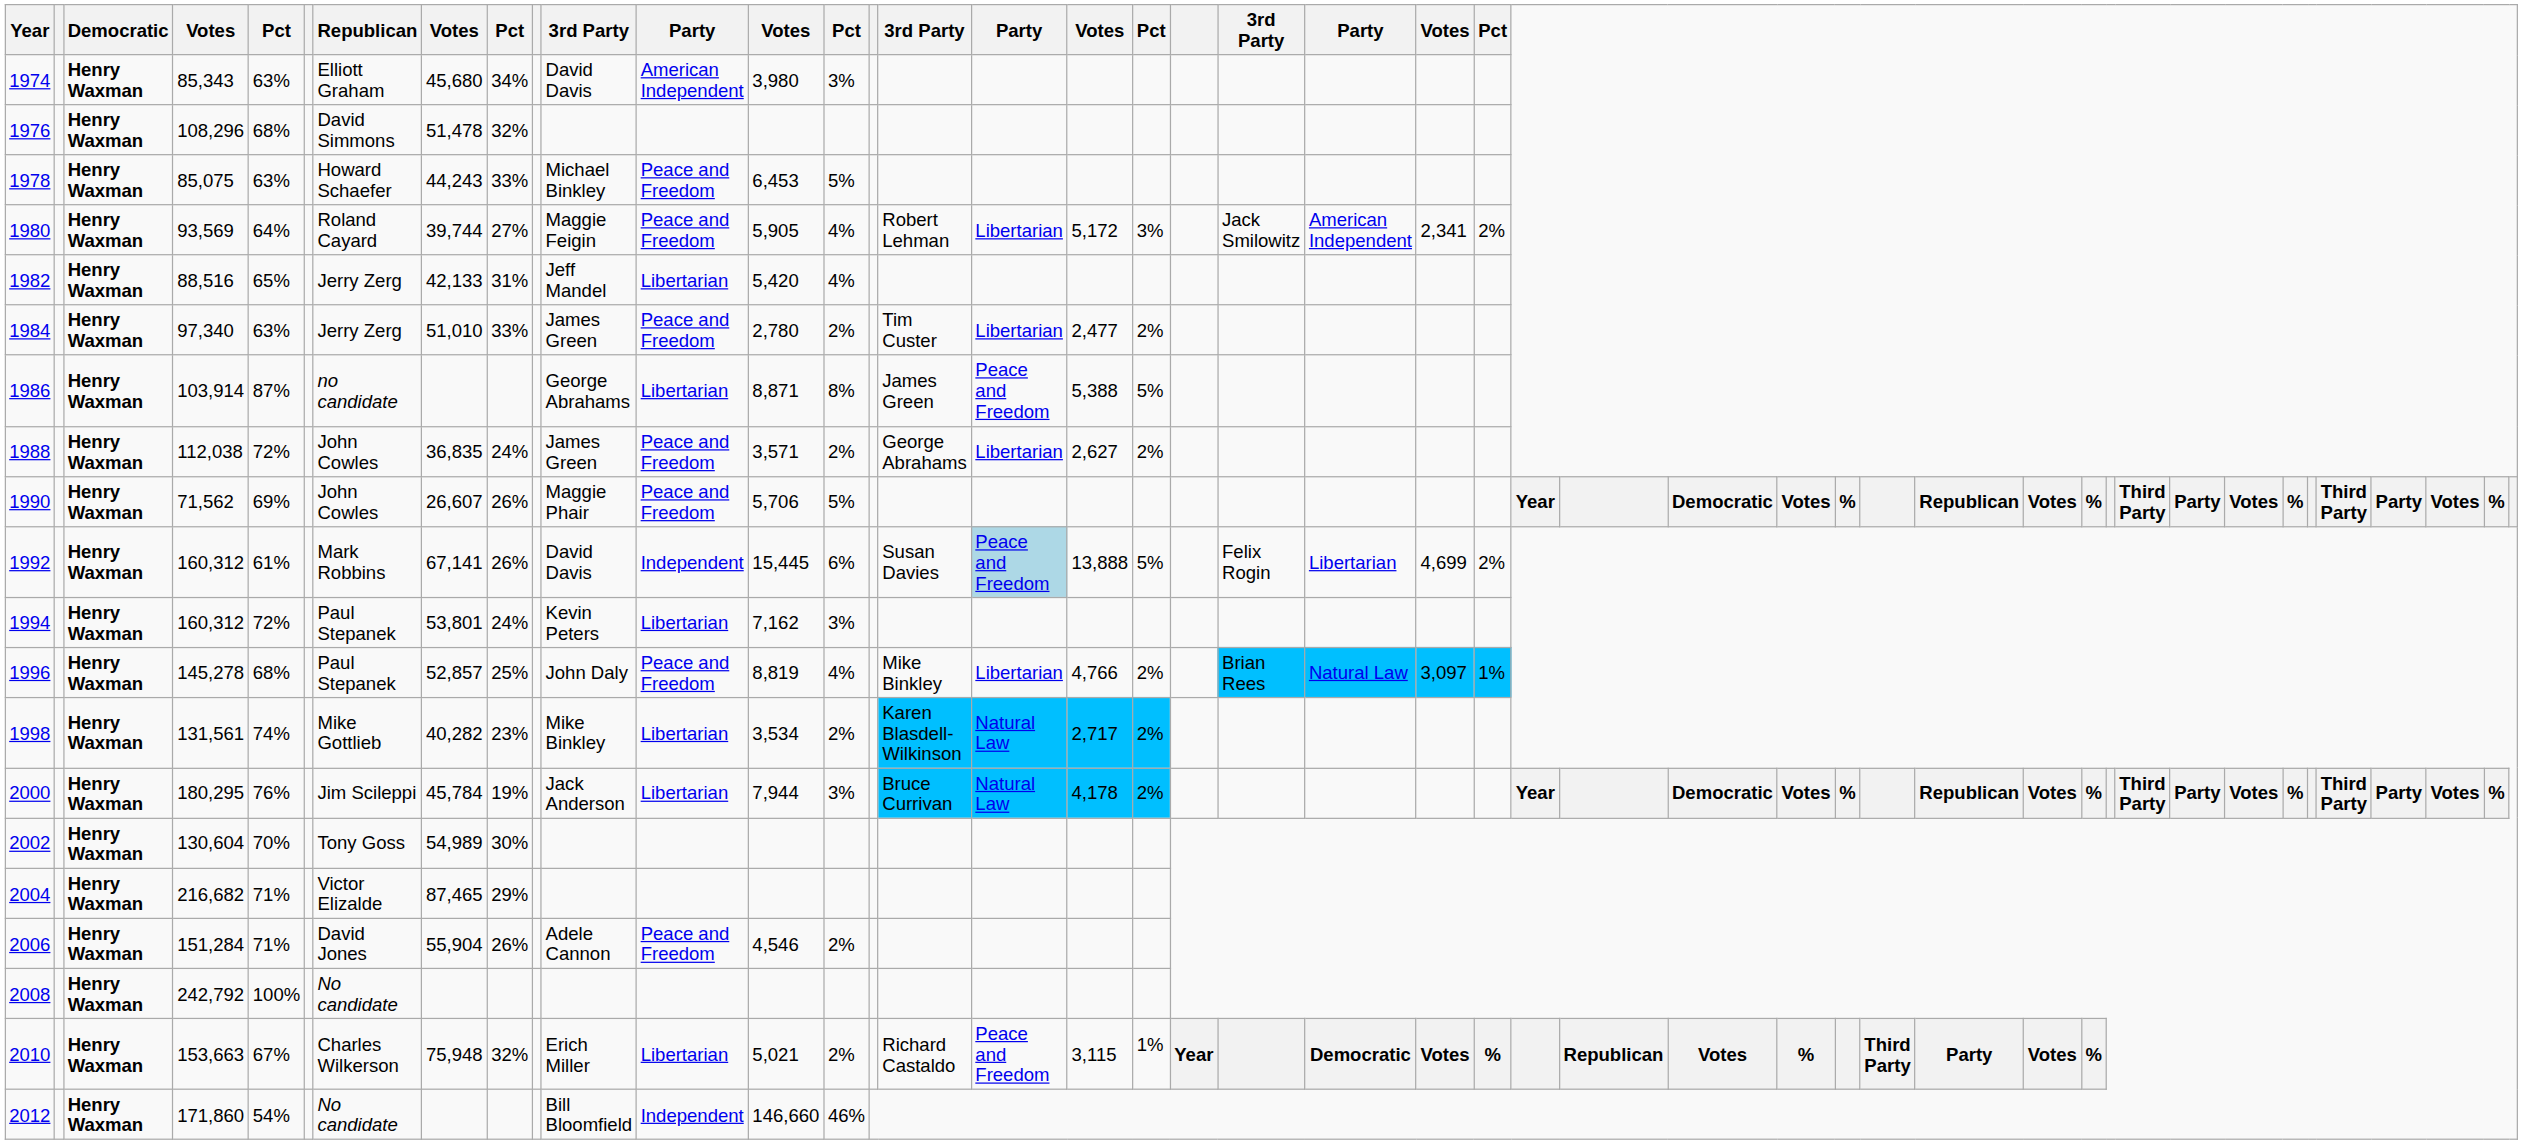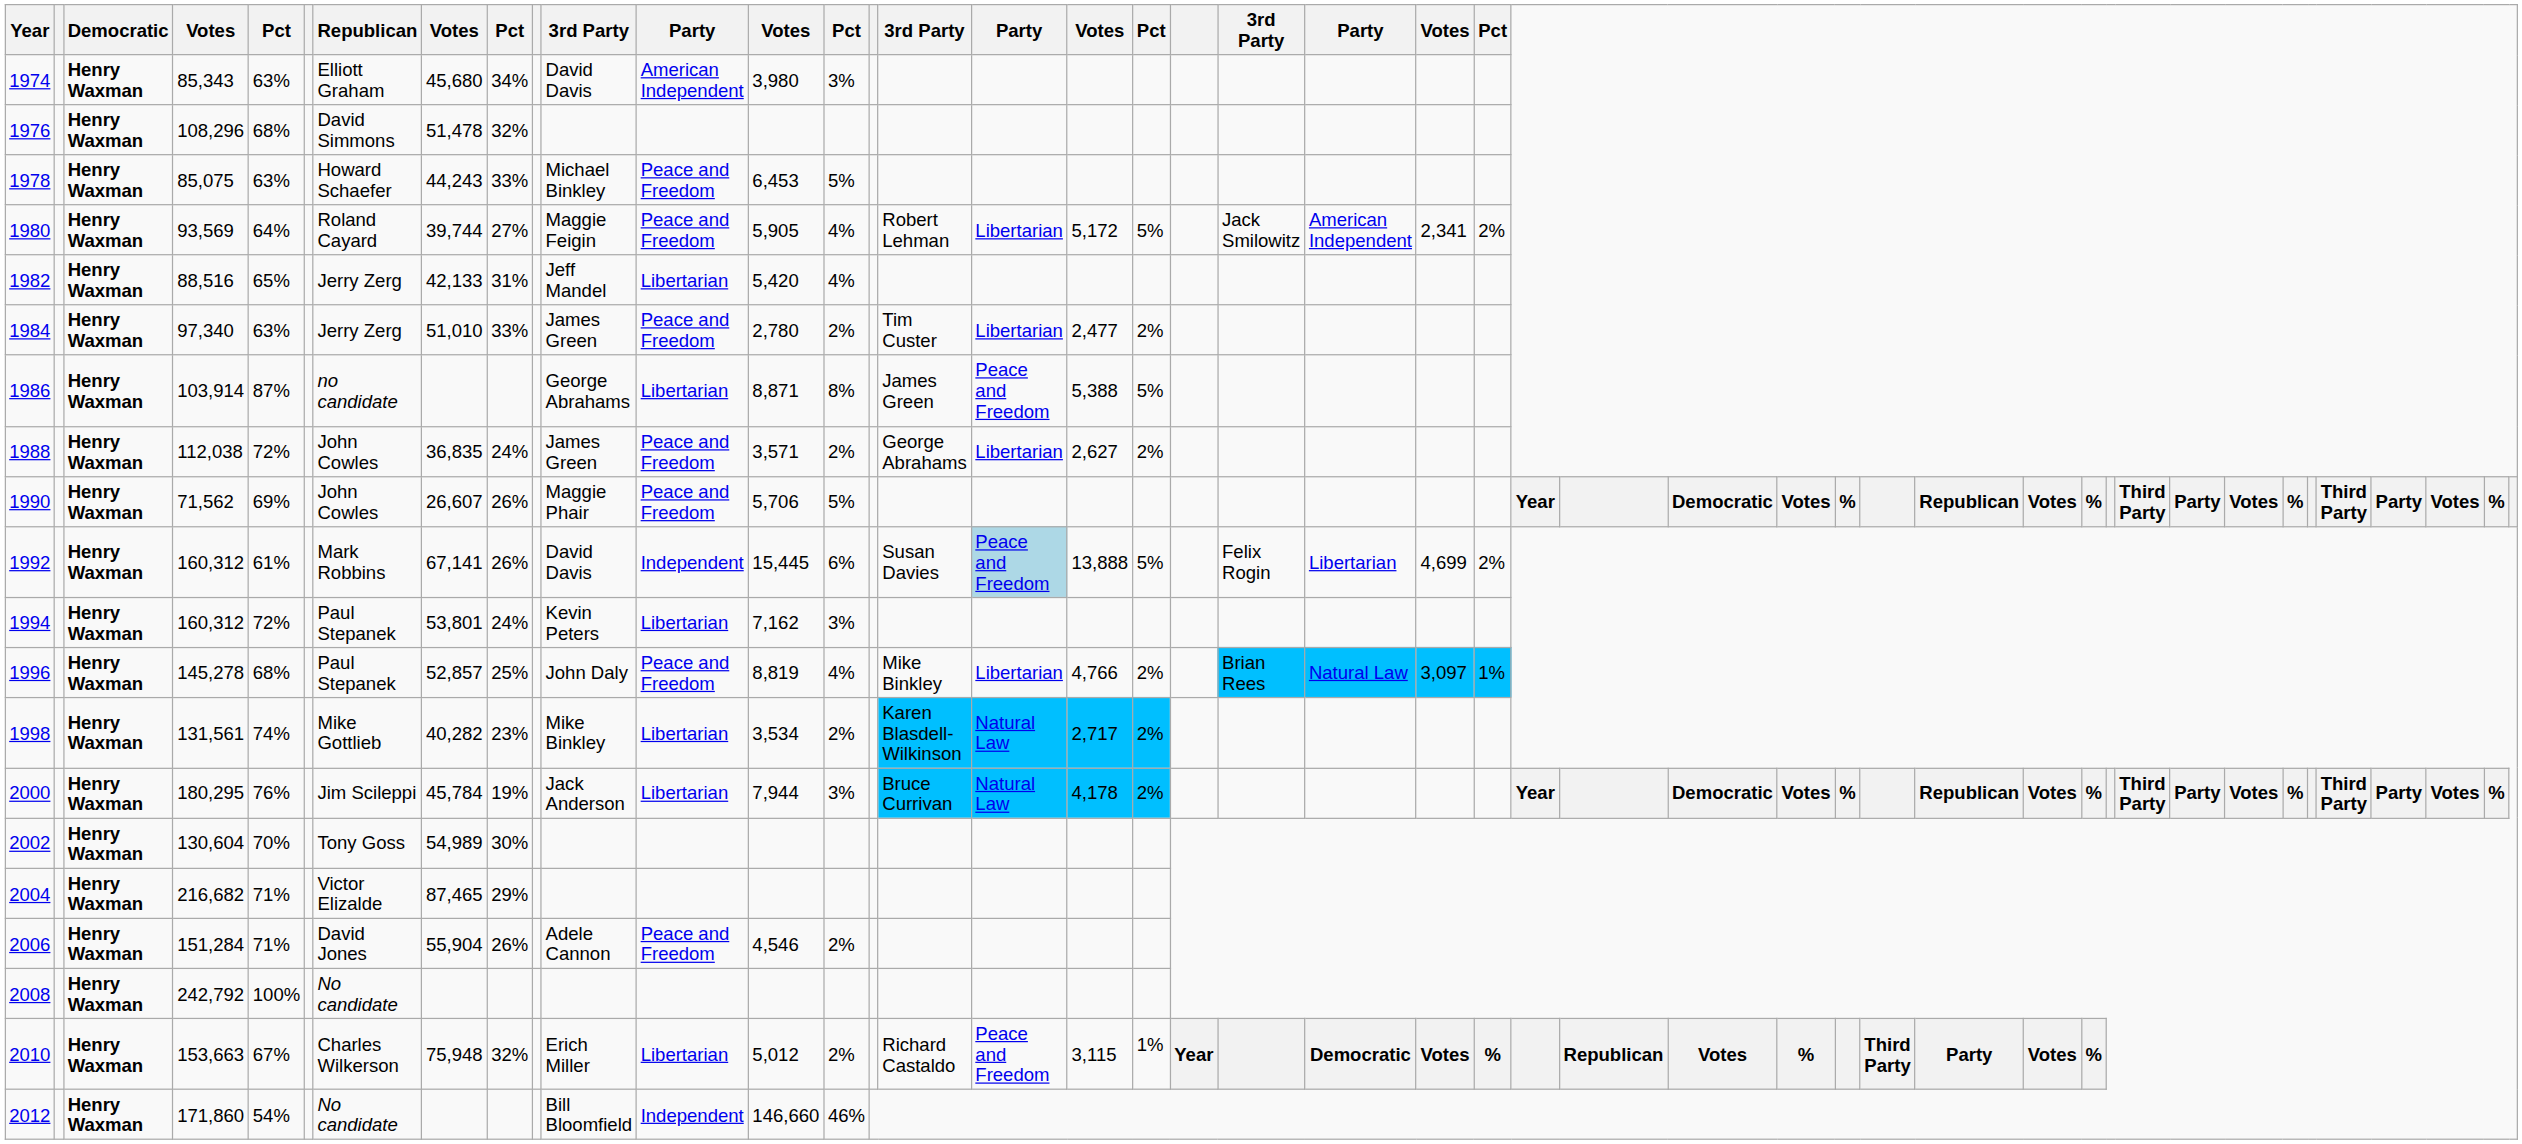(1150, 230) 3% -> (1150, 230) 5%
(776, 1054) 5,021 -> (776, 1054) 5,012
